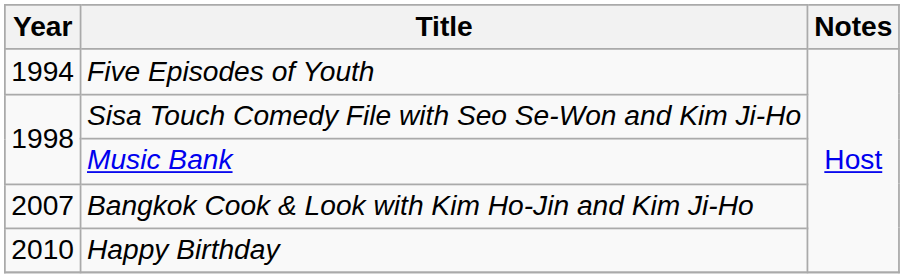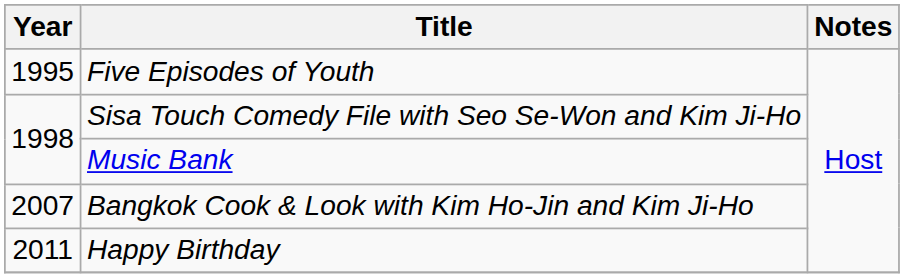(43, 71) 1994 -> (43, 71) 1995
(43, 250) 2010 -> (43, 250) 2011
